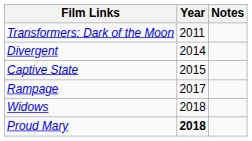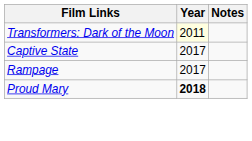(192, 32) no background -> (192, 32) lightyellow background
- row: (32, 51)
(193, 70) 2015 -> (193, 51) 2017
- row: (28, 107)
